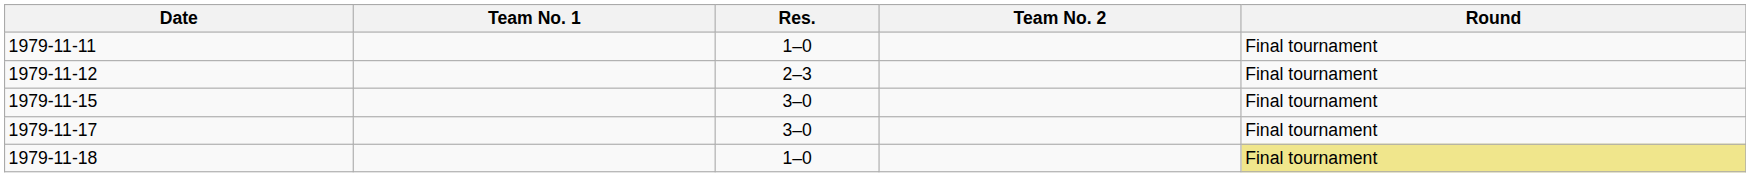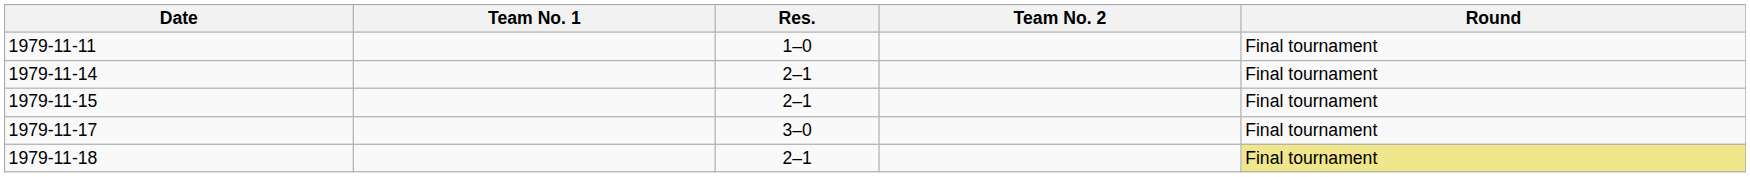- row: (53, 74)
+ row: (53, 74)
(797, 102) 3–0 -> (797, 102) 2–1
(797, 158) 1–0 -> (797, 158) 2–1
